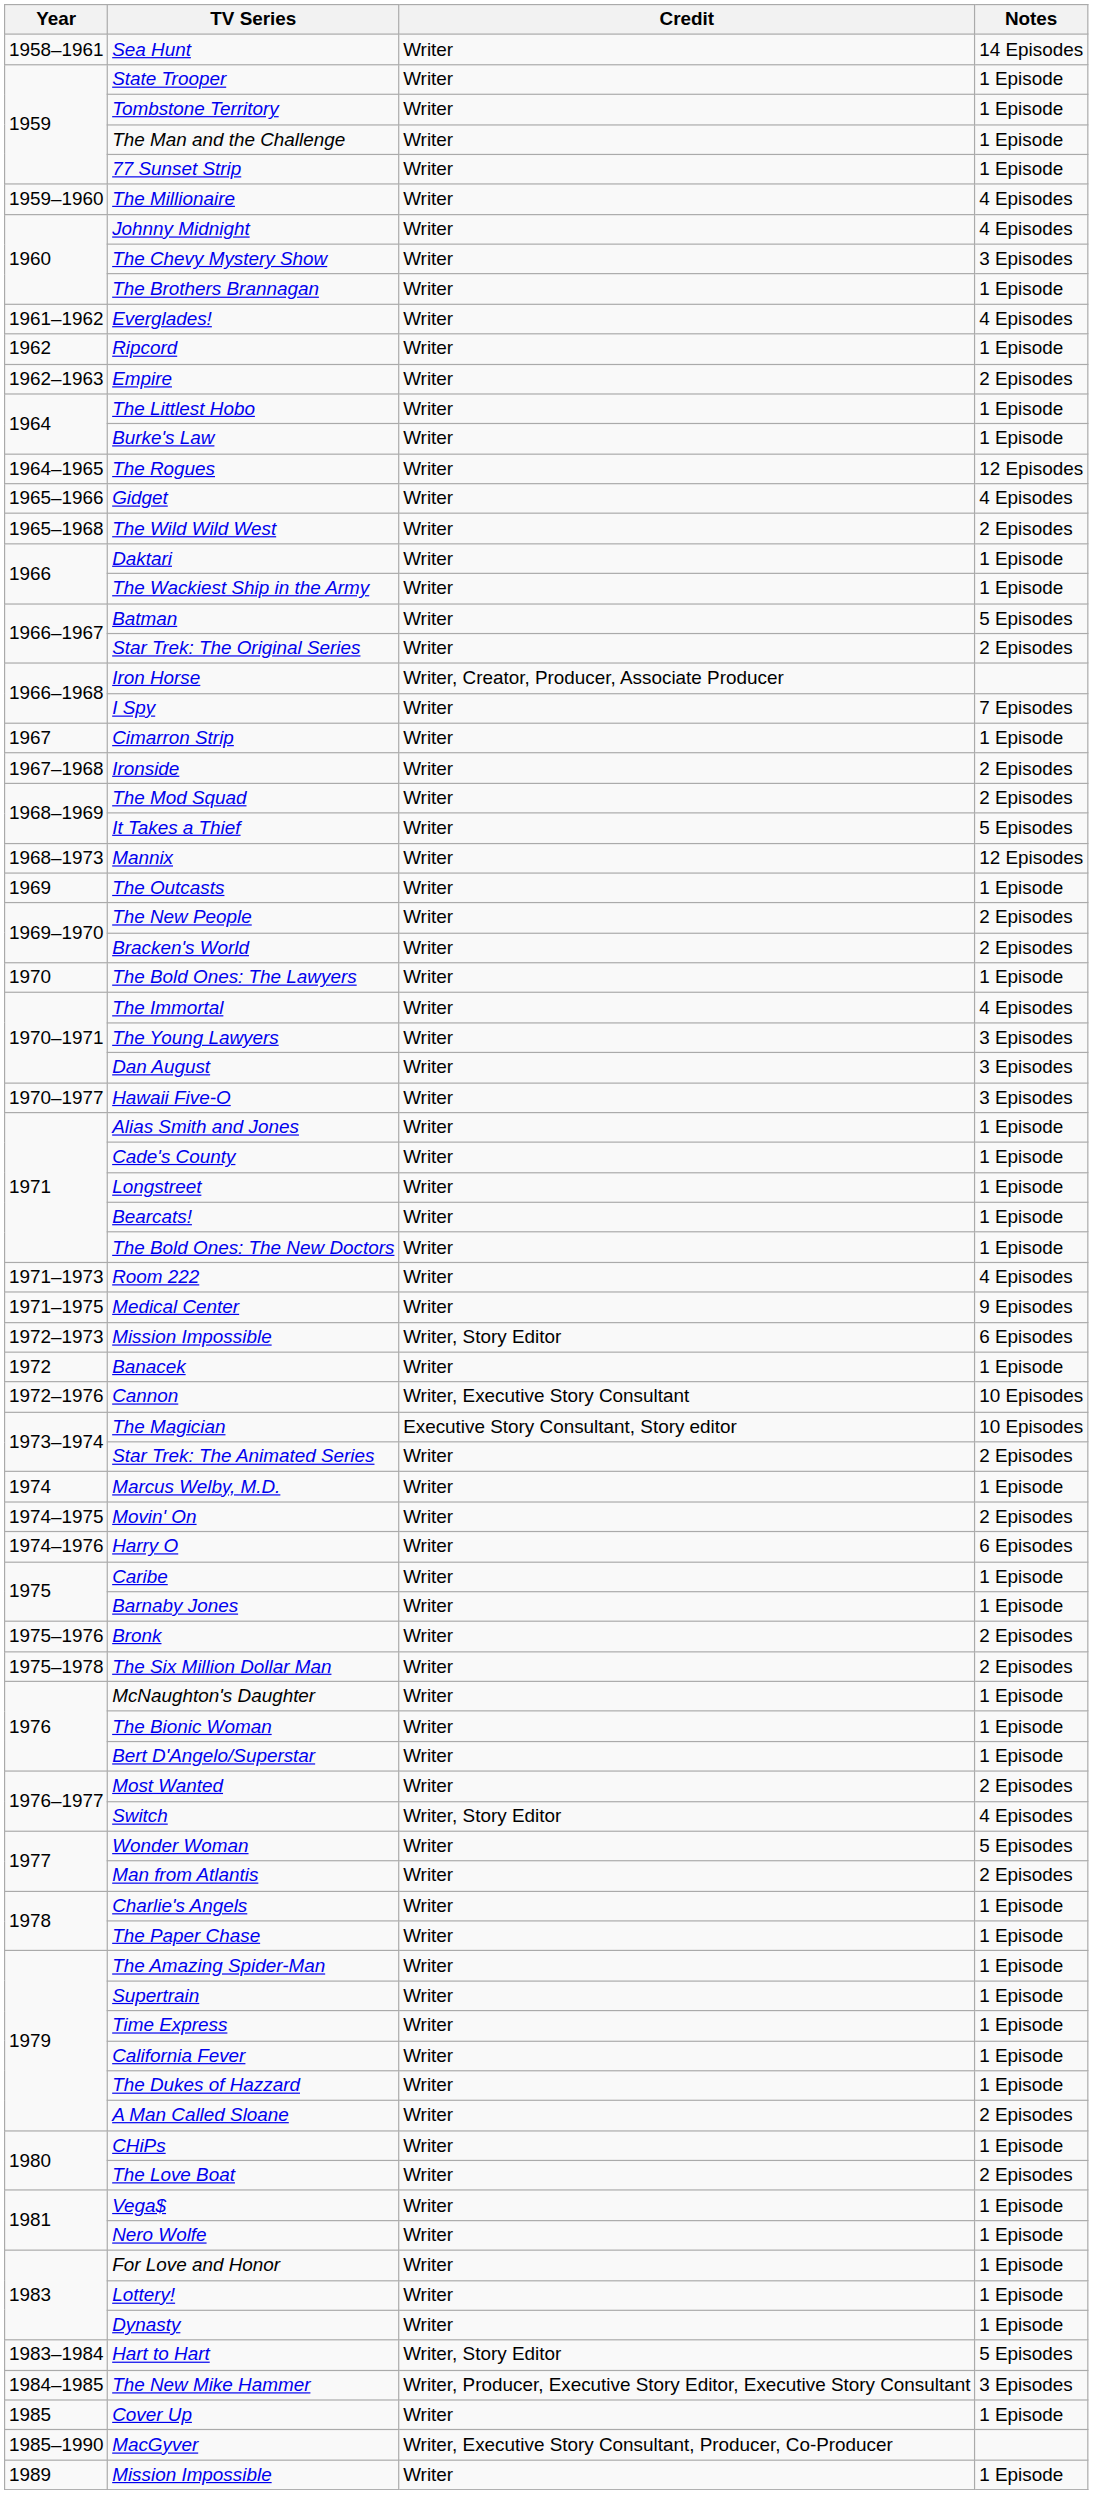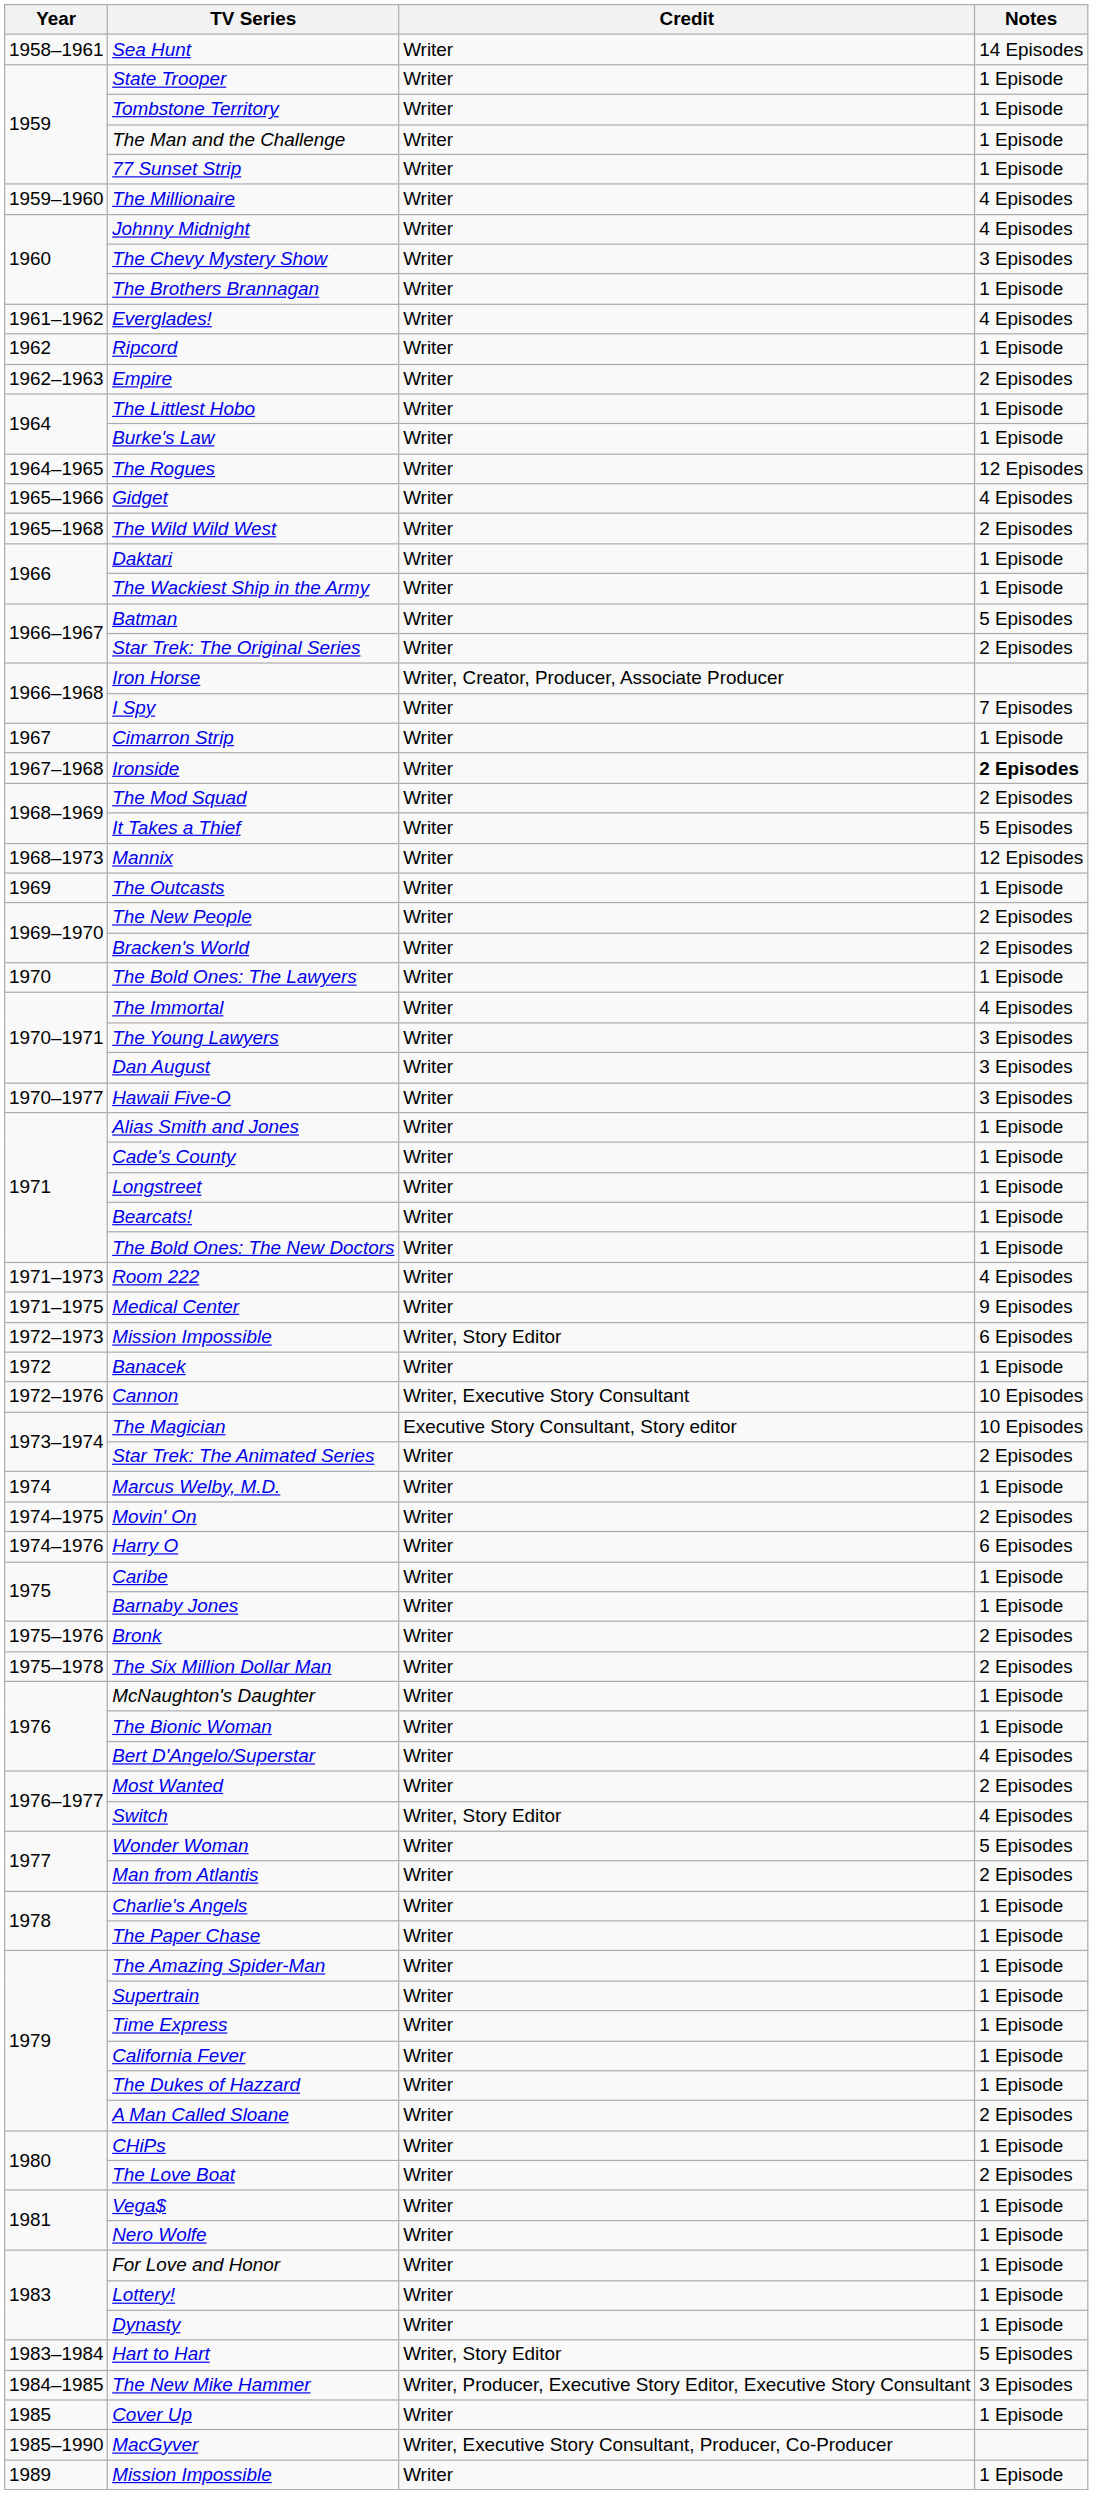(1026, 768) normal -> (1029, 768) bold
(1021, 1756) 1 Episode -> (1026, 1756) 4 Episodes
